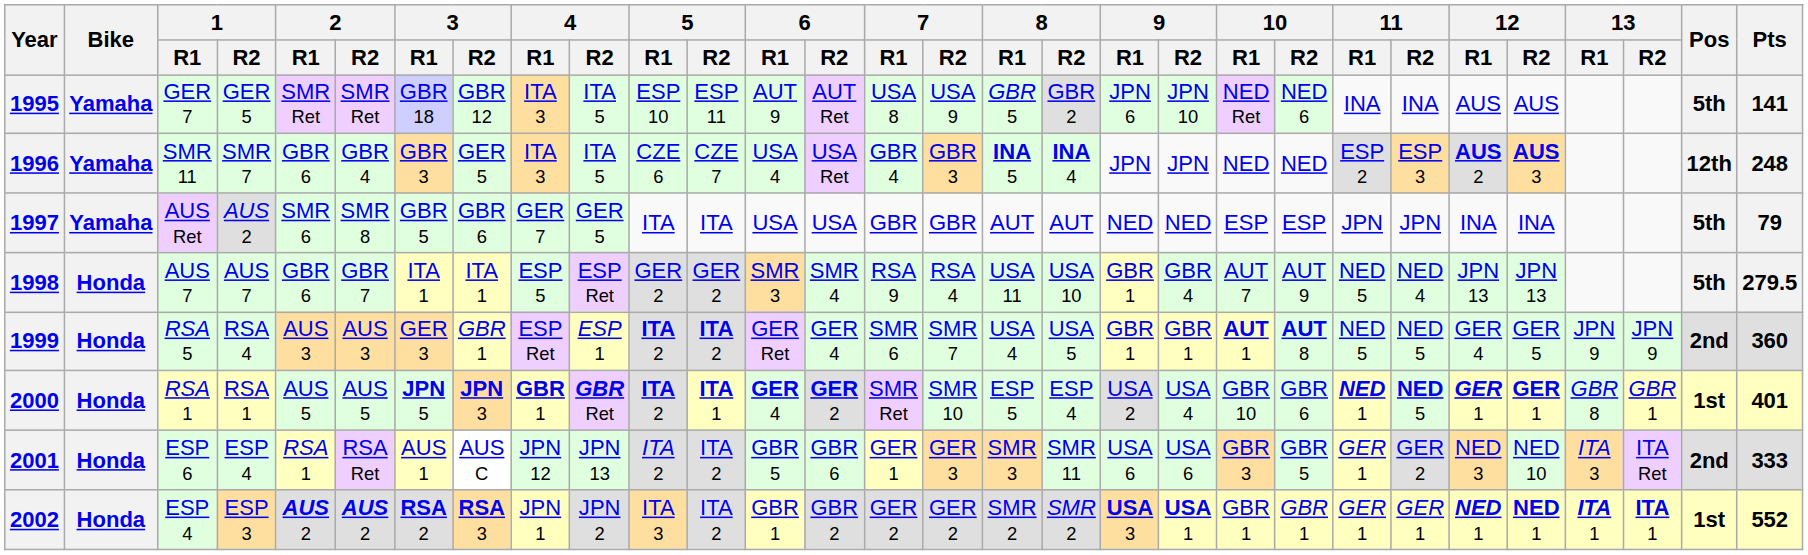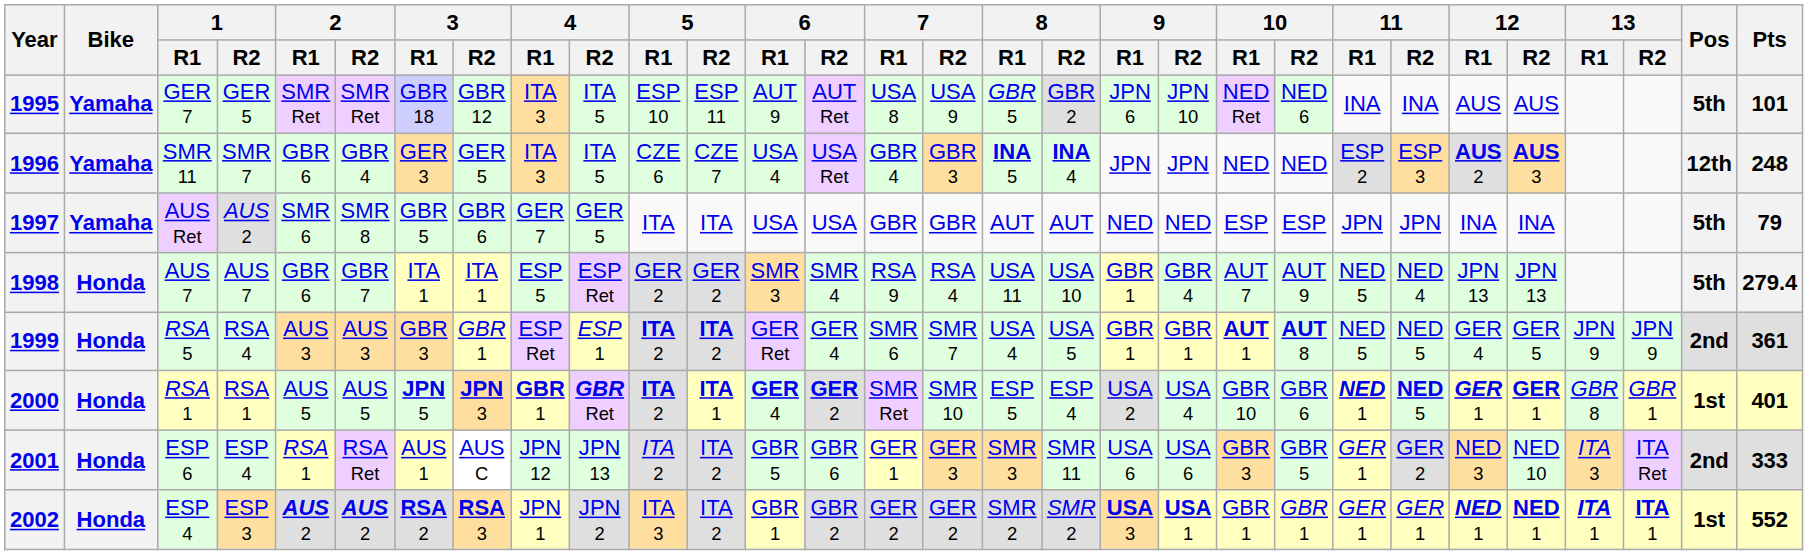(1770, 104) 141 -> (1770, 104) 101
(424, 164) GBR 3 -> (424, 164) GER 3
(1770, 282) 279.5 -> (1770, 282) 279.4
(424, 342) GER 3 -> (424, 342) GBR 3
(1770, 342) 360 -> (1770, 342) 361
